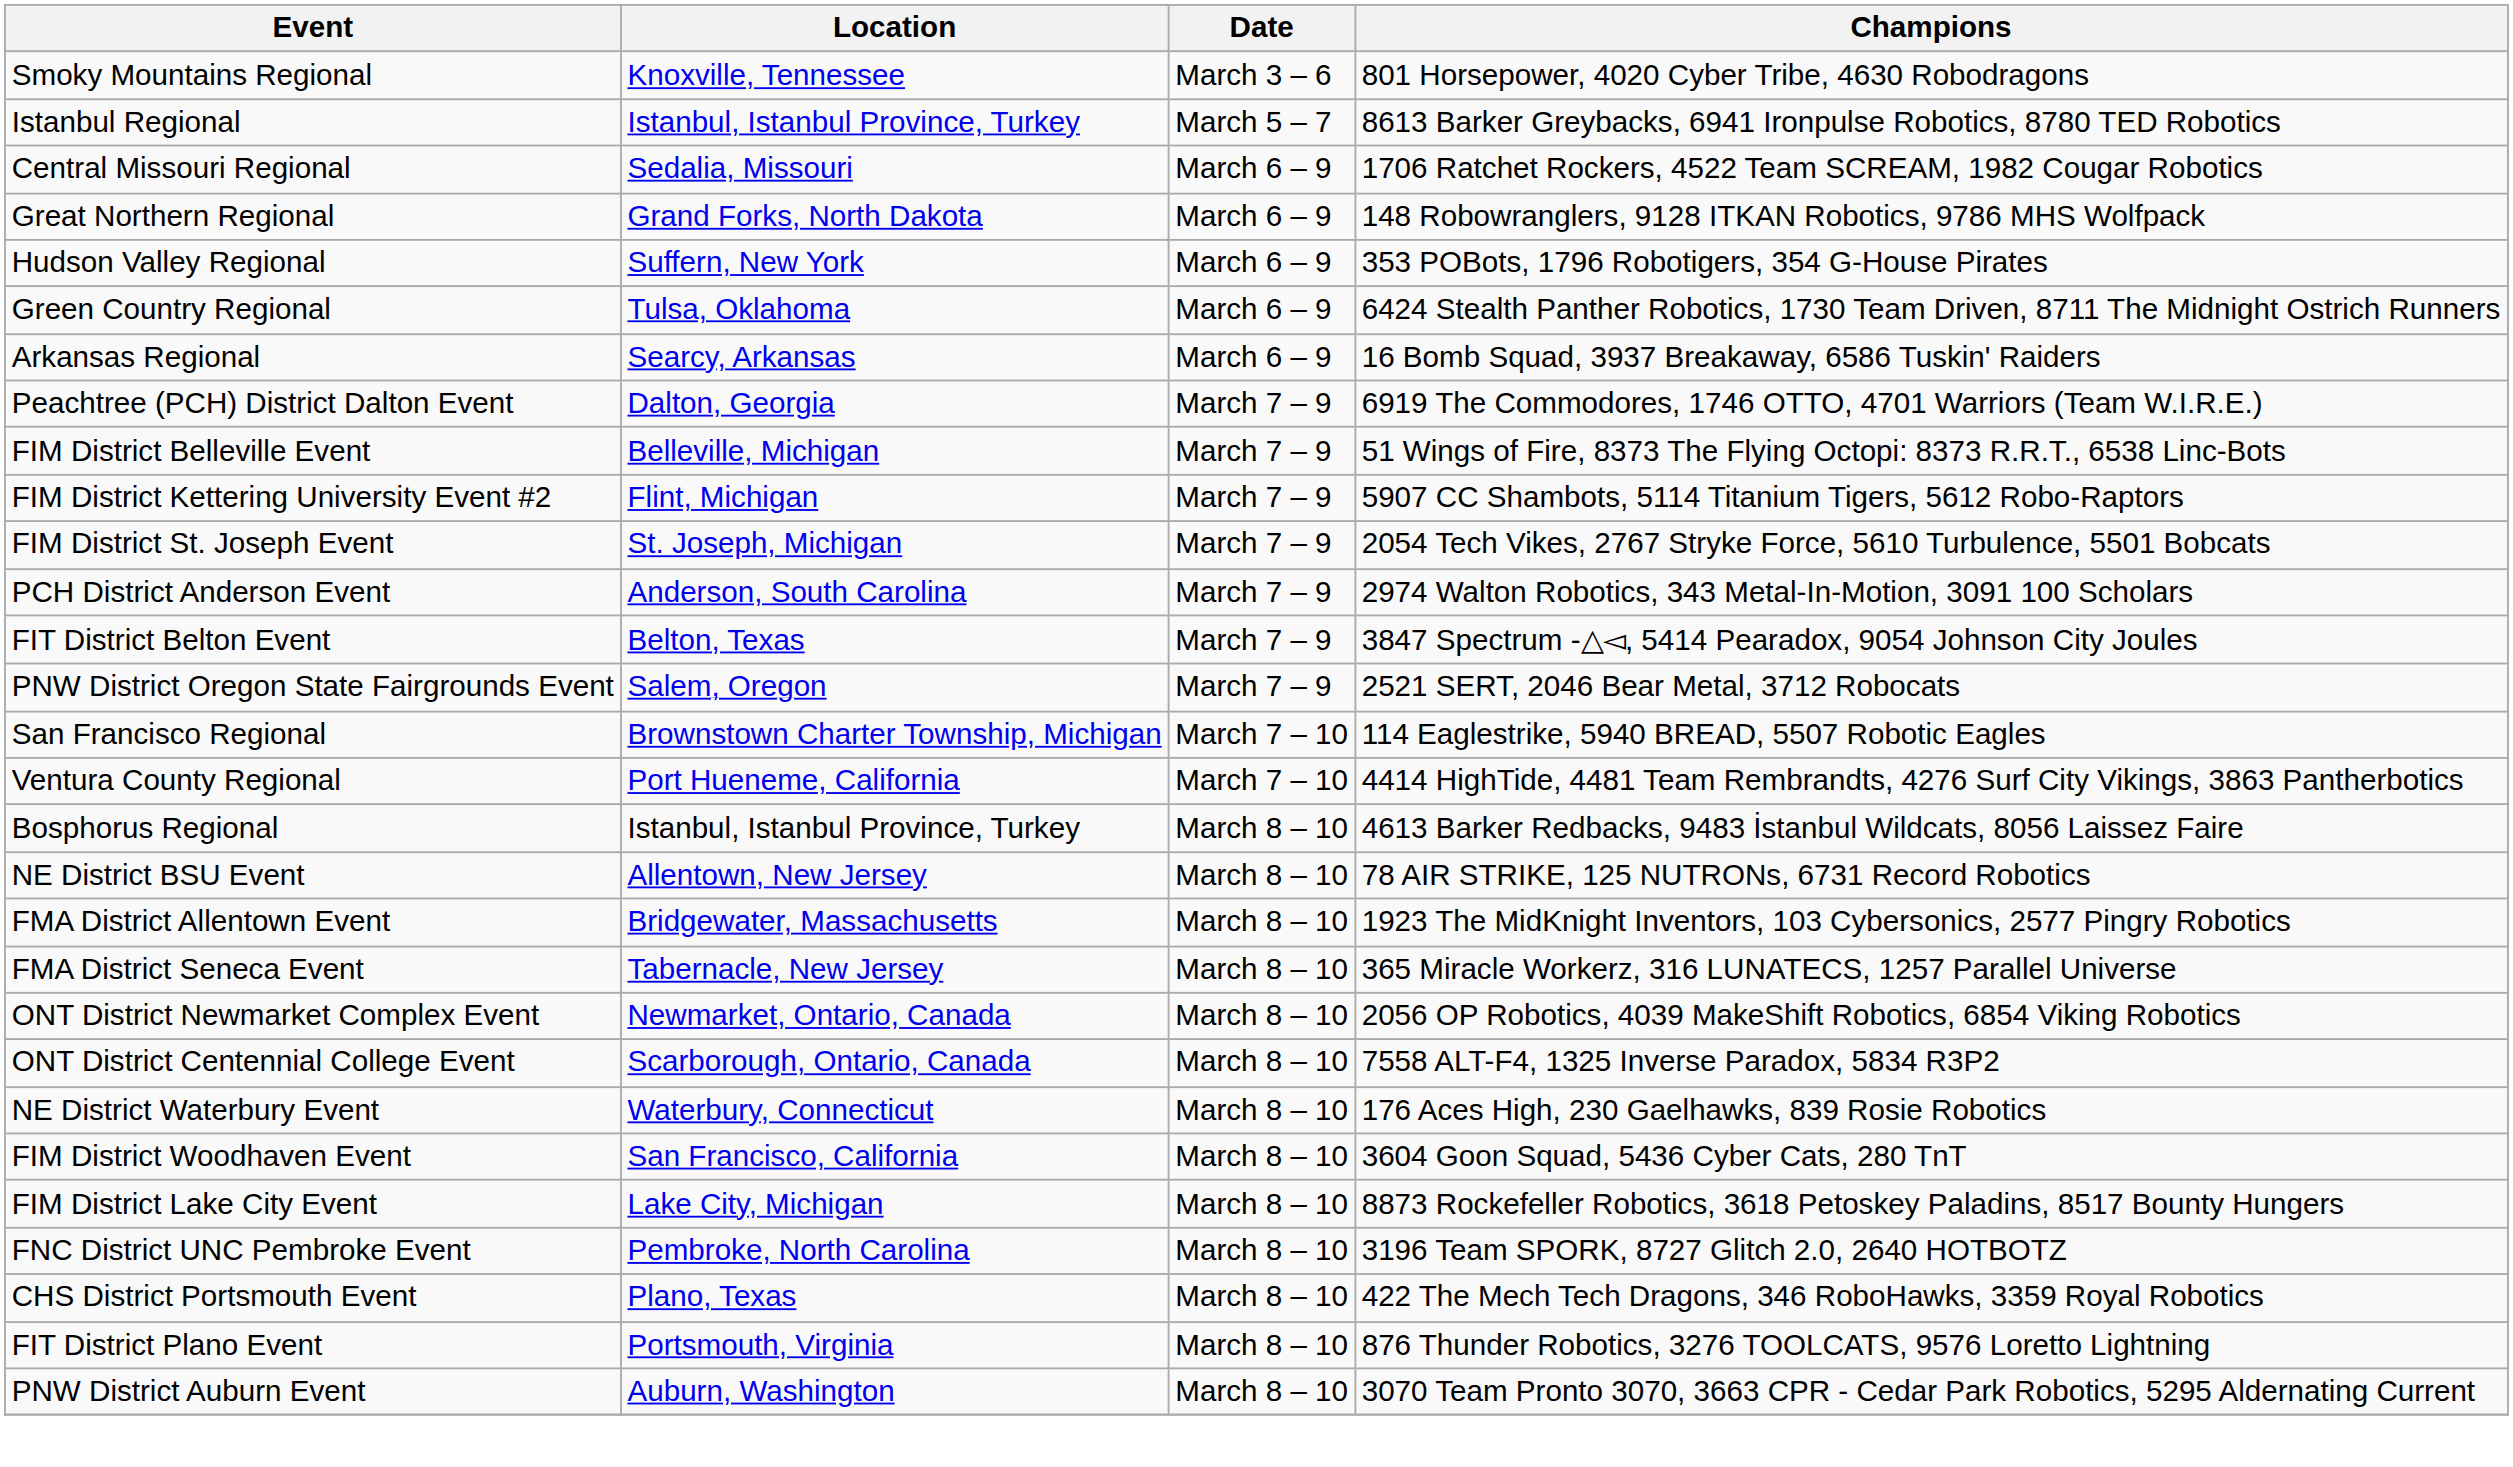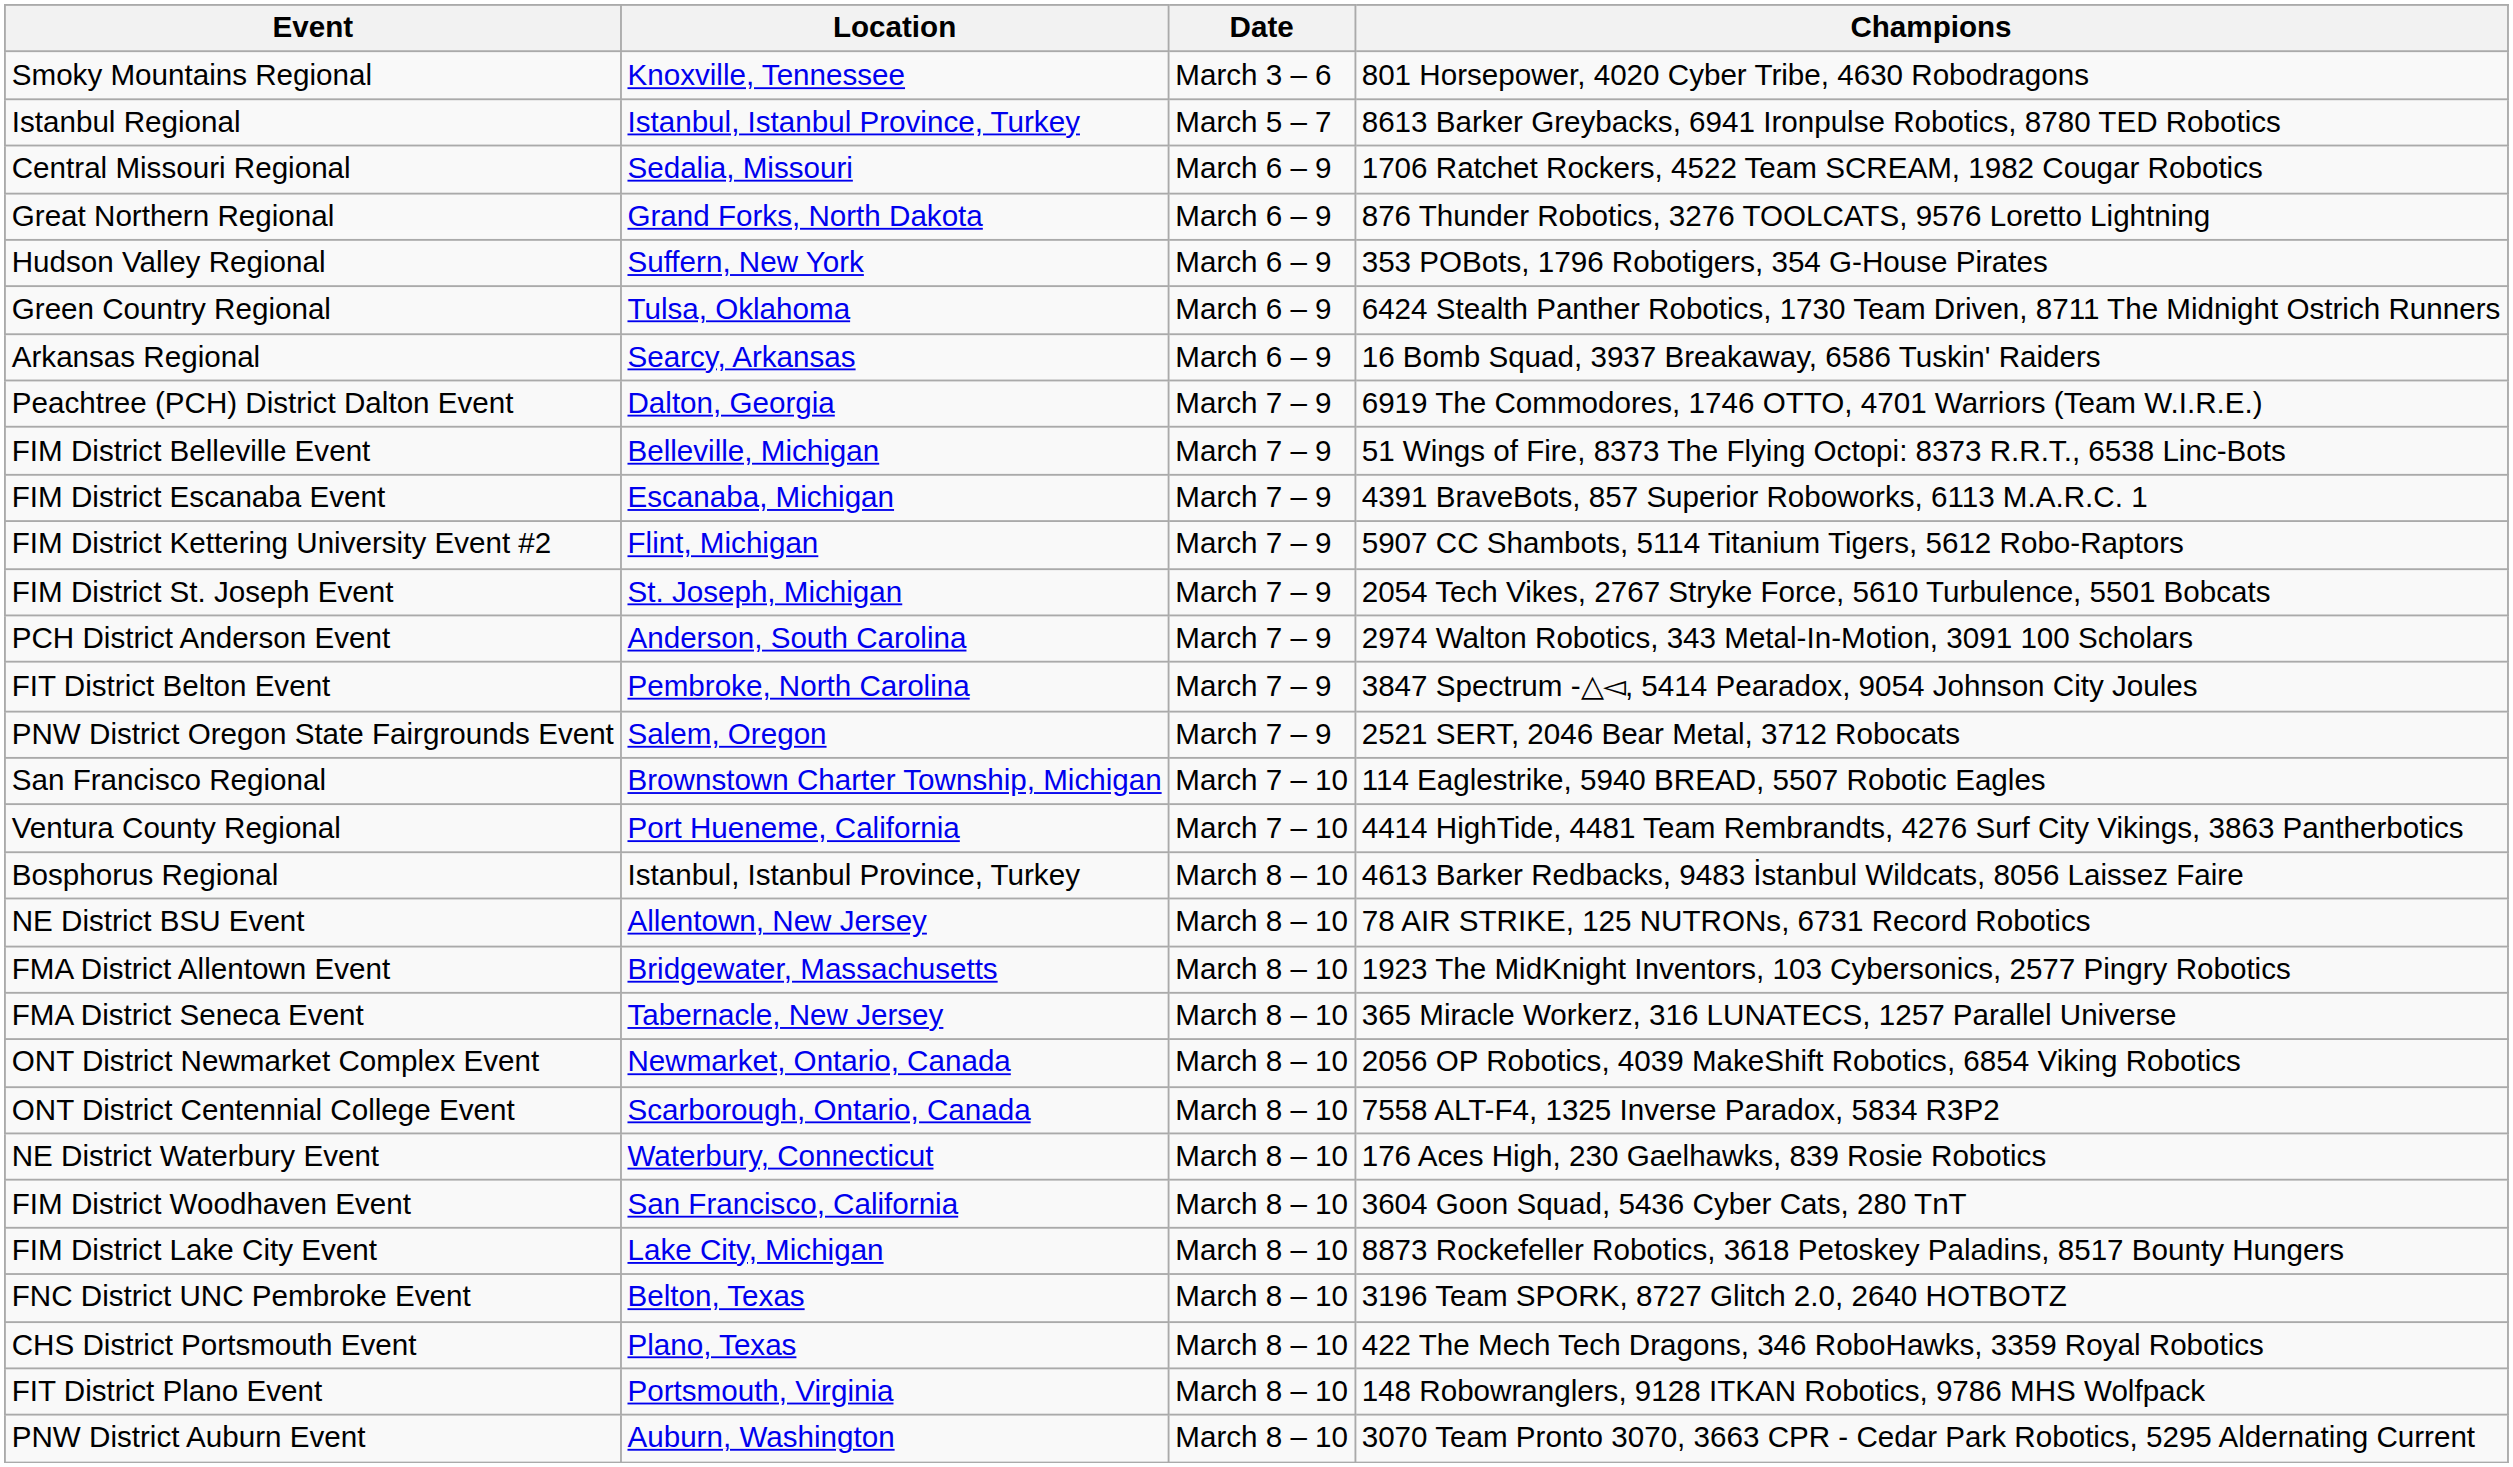(1783, 215) 148 Robowranglers, 9128 ITKAN Robotics, 9786 MHS Wolfpack -> (1786, 215) 876 Thunder Robotics, 3276 TOOLCATS, 9576 Loretto Lightning
+ row: (198, 497)
(716, 639) Belton, Texas -> (799, 686) Pembroke, North Carolina
(799, 1250) Pembroke, North Carolina -> (716, 1297) Belton, Texas
(1786, 1344) 876 Thunder Robotics, 3276 TOOLCATS, 9576 Loretto Lightning -> (1783, 1391) 148 Robowranglers, 9128 ITKAN Robotics, 9786 MHS Wolfpack
